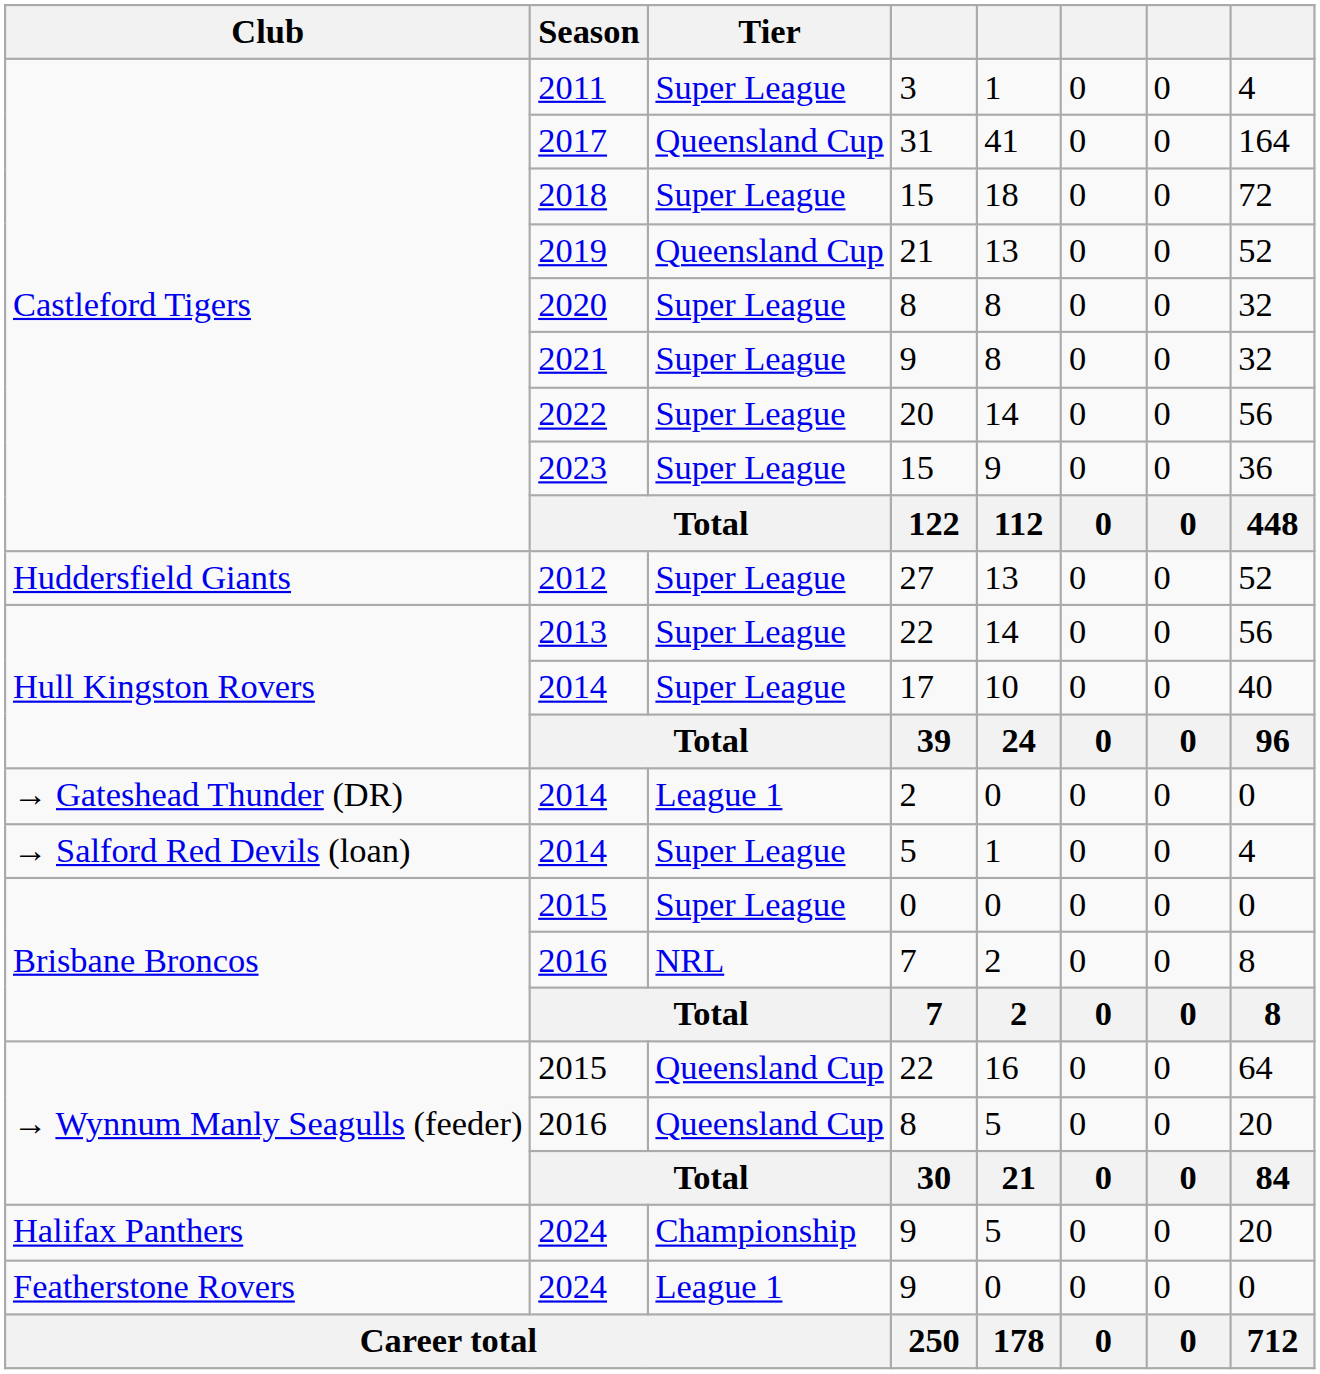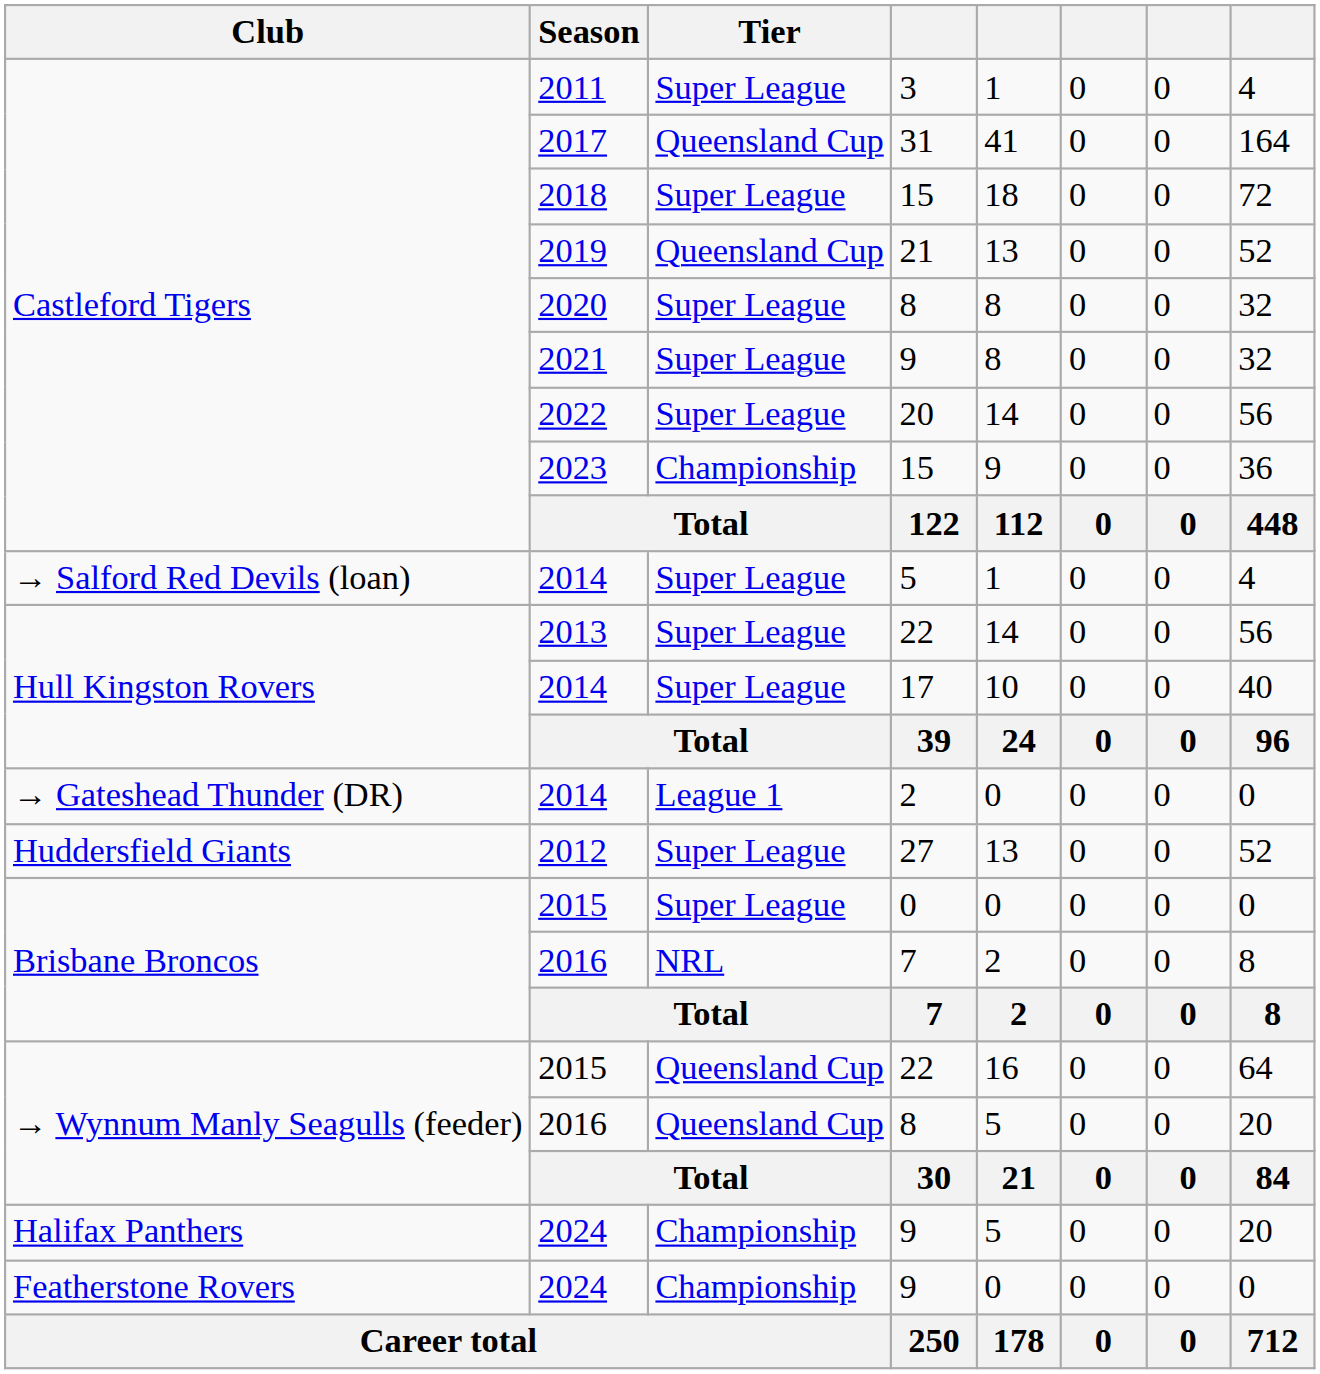(750, 468) Super League -> (756, 468) Championship
rows swapped: (152, 577) <-> (212, 850)
(719, 1286) League 1 -> (756, 1286) Championship
